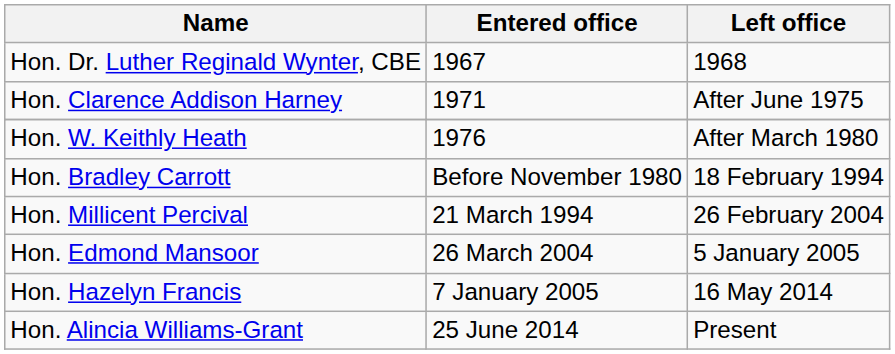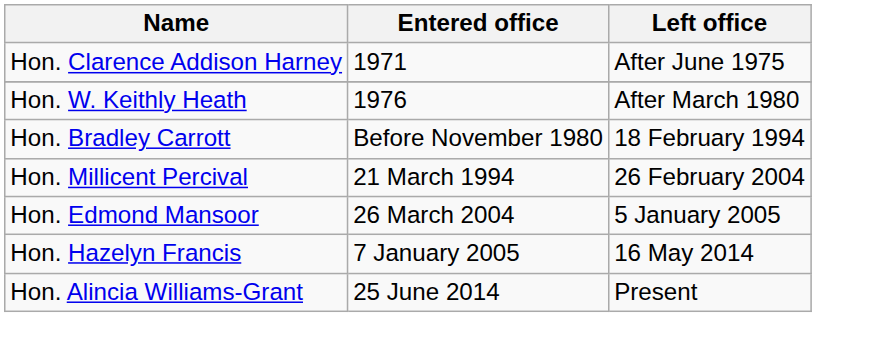- row: (216, 61)
